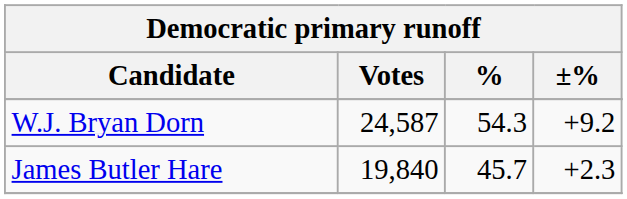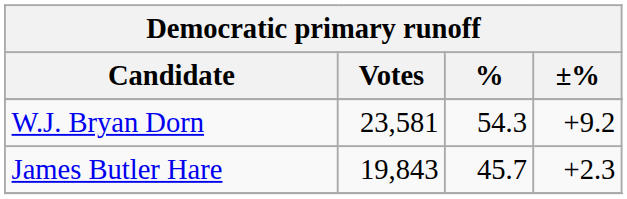(399, 122) 24,587 -> (399, 122) 23,581
(399, 169) 19,840 -> (399, 169) 19,843
